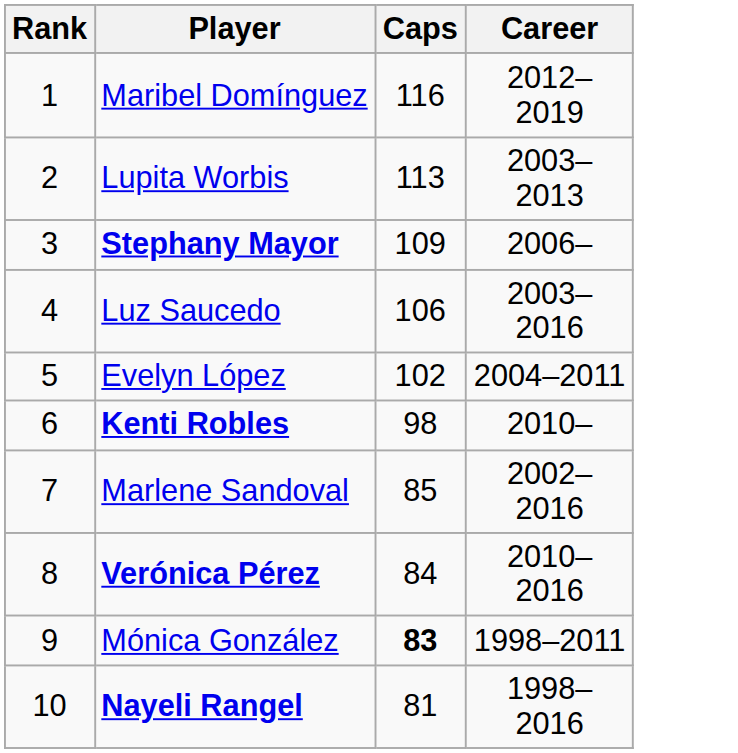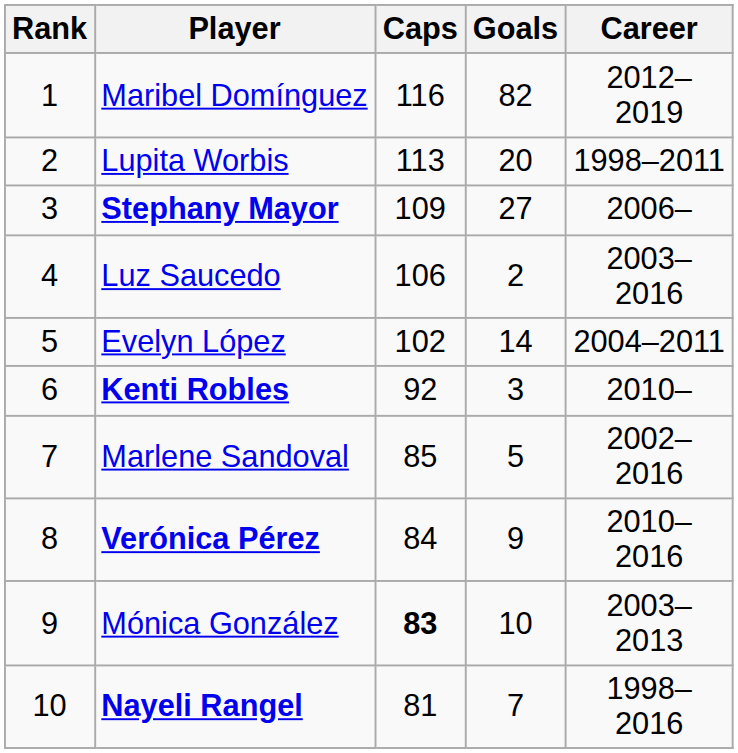+ column: (516, 28)
(550, 178) 2003–2013 -> (649, 160) 1998–2011
(420, 424) 98 -> (420, 390) 92
(550, 640) 1998–2011 -> (649, 622) 2003–2013
